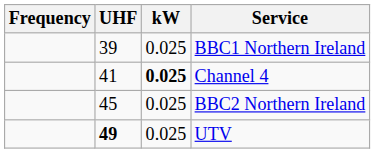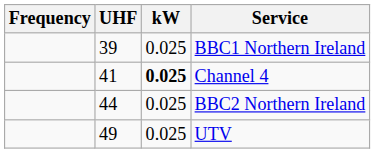(108, 104) 45 -> (108, 104) 44
(108, 133) bold -> (108, 133) normal
